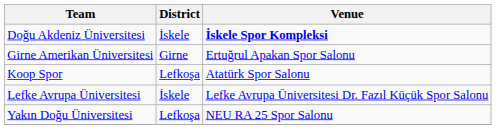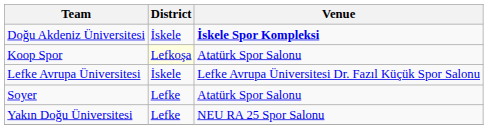- row: (80, 54)
(180, 74) no background -> (171, 54) lightyellow background
+ row: (22, 94)
(180, 114) Lefkoşa -> (165, 114) Lefke
